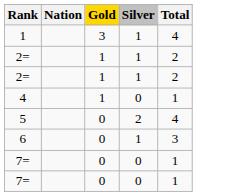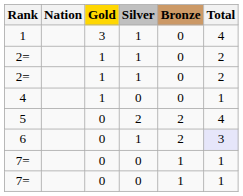+ column: (181, 14)
(175, 139) no background -> (221, 139) lavender background
